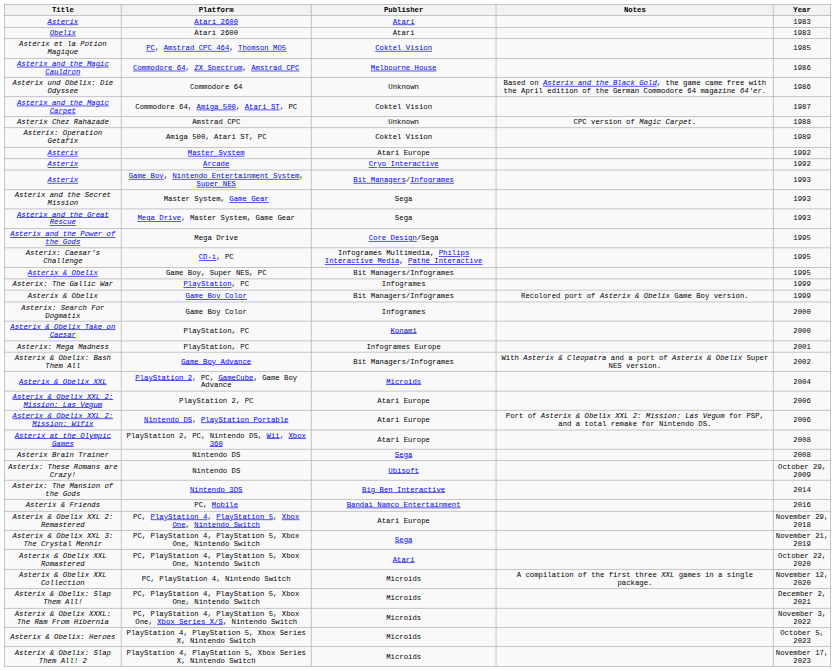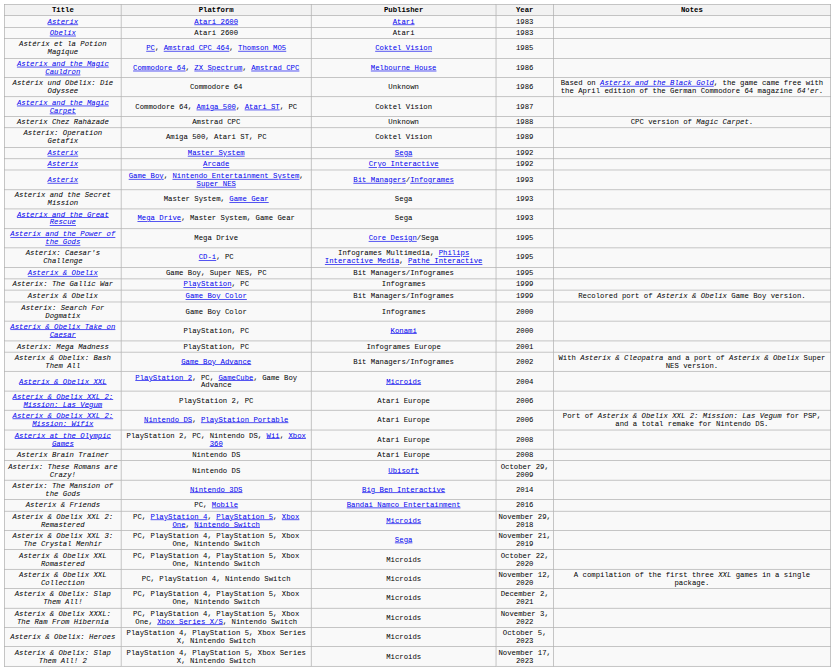columns swapped: (802, 10) <-> (635, 10)
(404, 153) Atari Europe -> (404, 153) Sega
(404, 455) Sega -> (404, 455) Atari Europe
(404, 521) Atari Europe -> (404, 521) Microids
(404, 560) Atari -> (404, 560) Microids
